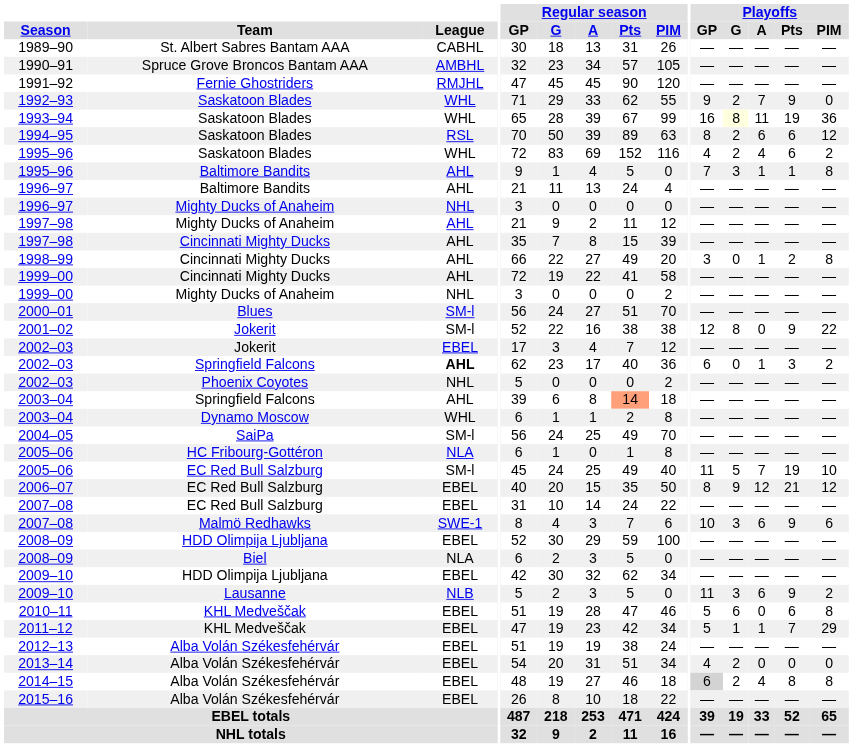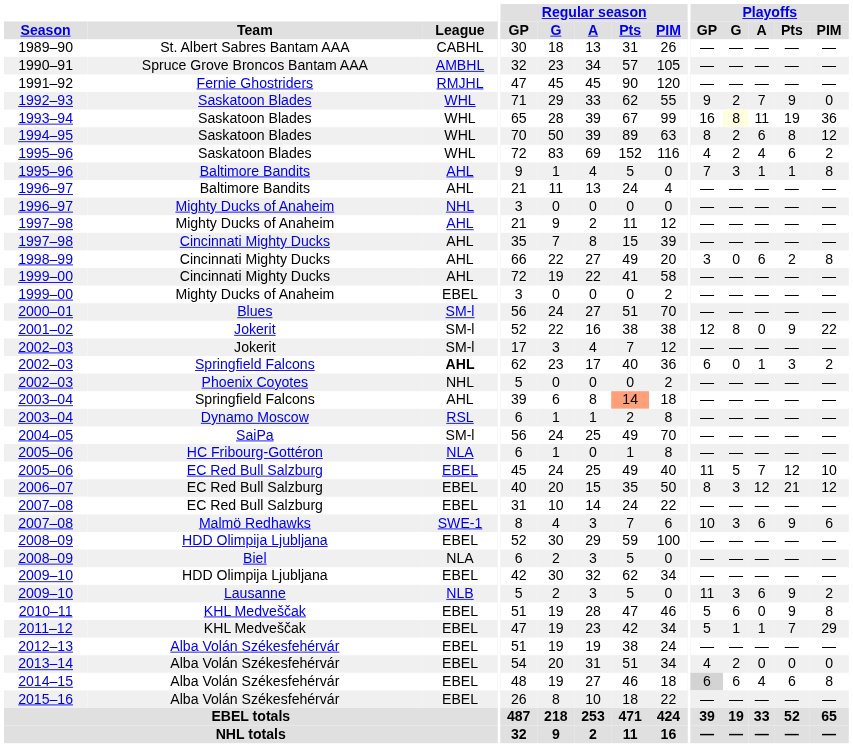(460, 136) RSL -> (460, 136) WHL
(792, 136) 6 -> (792, 136) 8
(762, 259) 1 -> (762, 259) 6
(460, 294) NHL -> (460, 294) EBEL
(460, 347) EBEL -> (460, 347) SM-l
(460, 417) WHL -> (460, 417) RSL
(460, 470) SM-l -> (460, 470) EBEL
(792, 470) 19 -> (792, 470) 12
(736, 488) 9 -> (736, 488) 3
(792, 611) 6 -> (792, 611) 9
(736, 681) 2 -> (736, 681) 6
(792, 681) 8 -> (792, 681) 6
